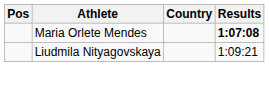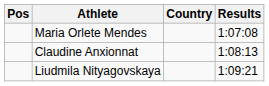(238, 33) bold -> (238, 33) normal
+ row: (86, 52)
